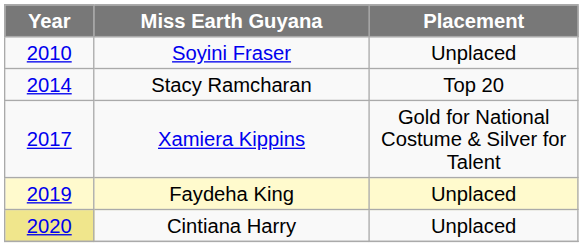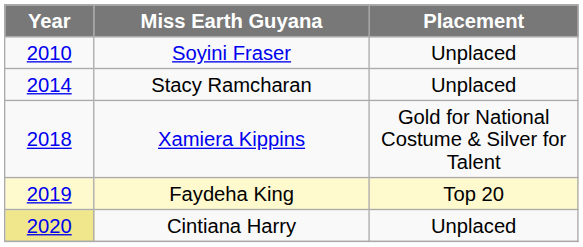(474, 85) Top 20 -> (474, 85) Unplaced
(49, 139) 2017 -> (49, 139) 2018
(474, 194) Unplaced -> (474, 194) Top 20
